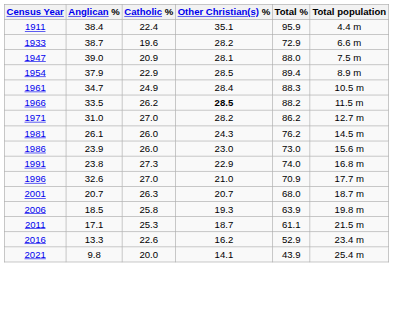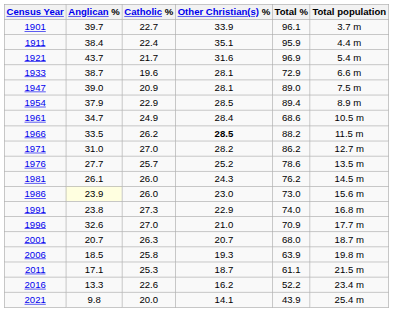+ row: (35, 27)
+ row: (35, 58)
(224, 42) 28.2 -> (224, 73) 28.1
(291, 58) 88.0 -> (291, 88) 89.0
(291, 88) 88.3 -> (291, 118) 68.6
+ row: (35, 164)
(94, 149) no background -> (94, 194) lightyellow background
(291, 239) 52.9 -> (291, 285) 52.2
